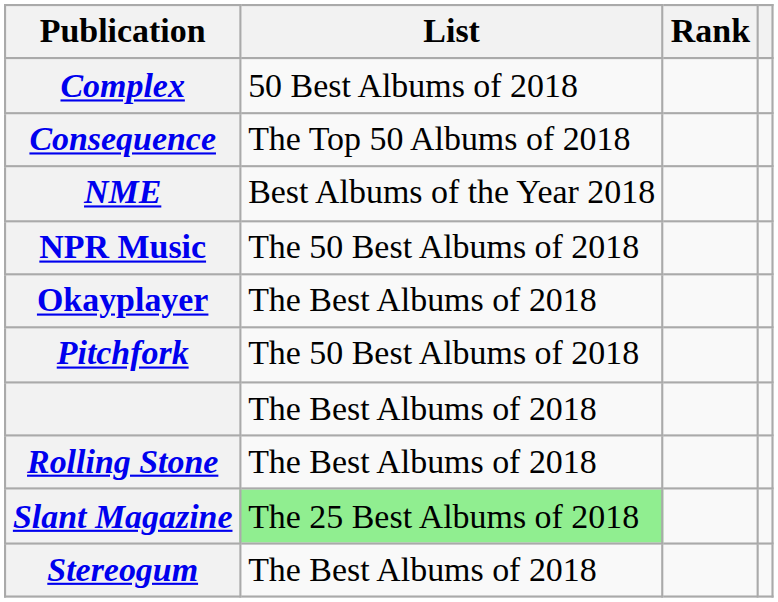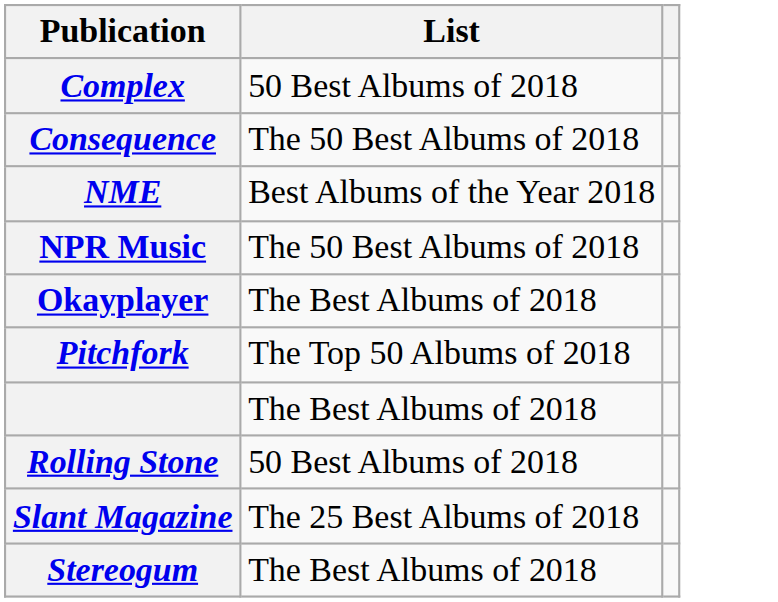- column: (710, 31)
(439, 138) The Top 50 Albums of 2018 -> (444, 138) The 50 Best Albums of 2018
(444, 354) The 50 Best Albums of 2018 -> (439, 354) The Top 50 Albums of 2018
(422, 461) The Best Albums of 2018 -> (413, 461) 50 Best Albums of 2018
(444, 515) lightgreen background -> (444, 515) no background
